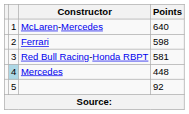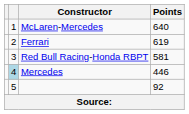(161, 41) 598 -> (161, 41) 619
(161, 71) 448 -> (161, 71) 446
